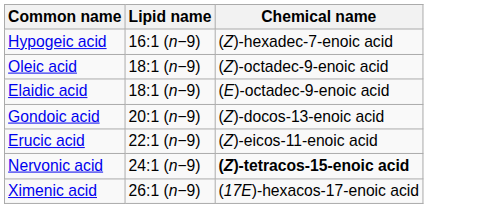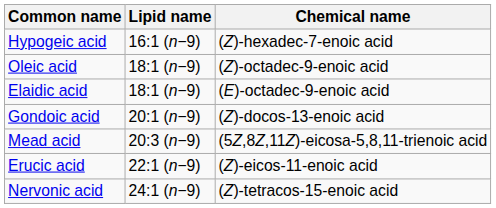+ row: (44, 141)
(314, 166) bold -> (308, 191) normal
- row: (53, 191)
